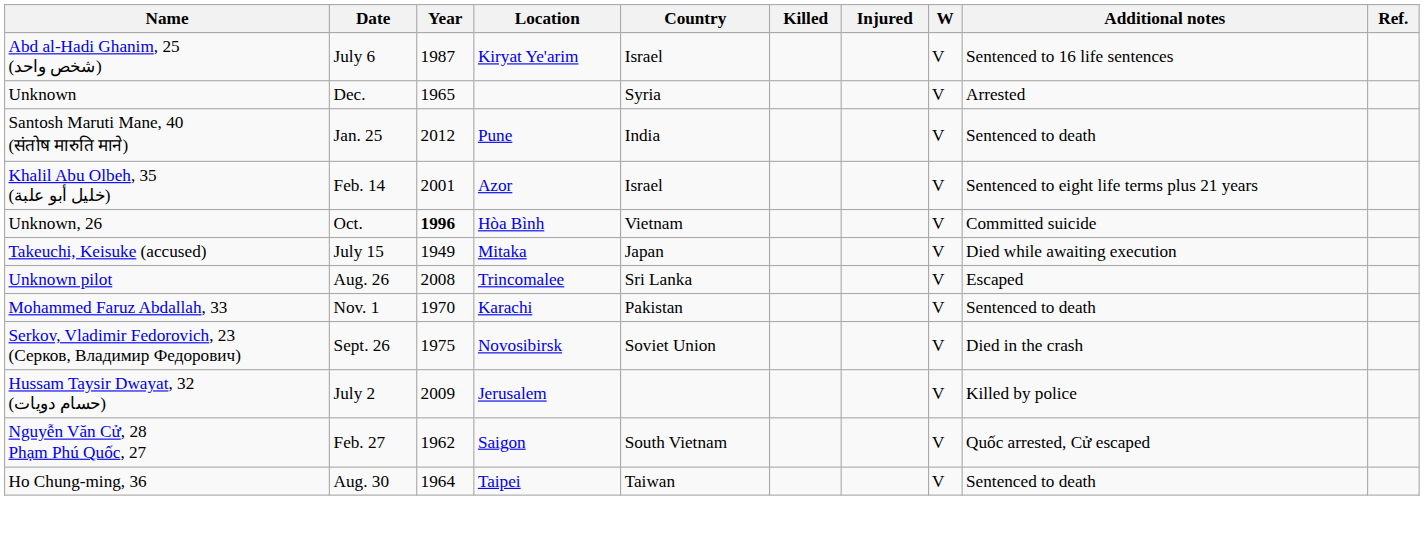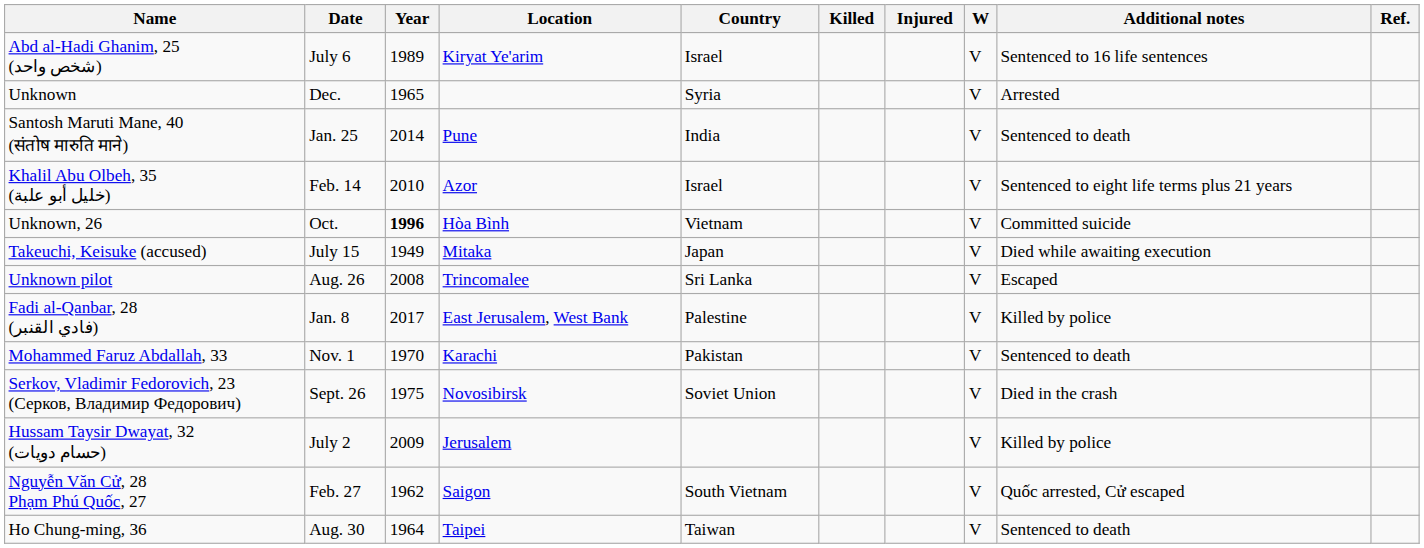(438, 57) 1987 -> (407, 57) 1989
(438, 135) 2012 -> (407, 135) 2014
(438, 185) 2001 -> (407, 185) 2010
+ row: (73, 317)
